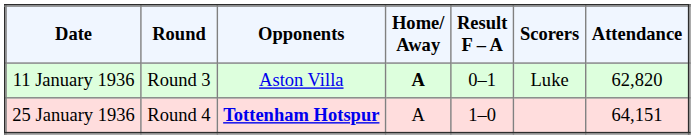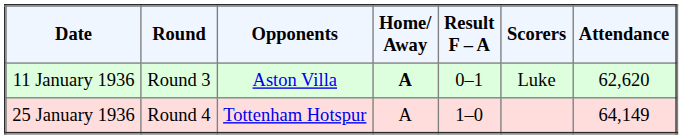(637, 80) 62,820 -> (624, 80) 62,620
(301, 115) bold -> (295, 115) normal
(637, 115) 64,151 -> (624, 115) 64,149
